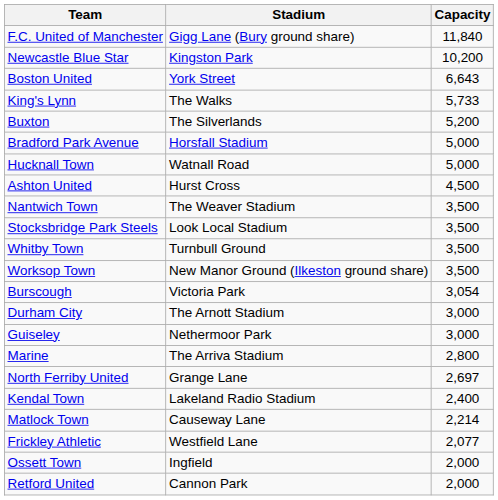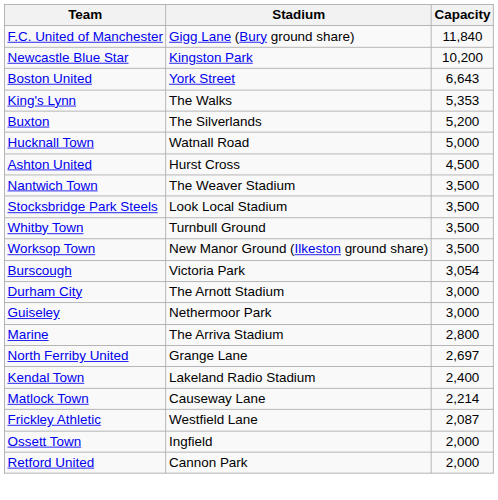(463, 100) 5,733 -> (463, 100) 5,353
- row: (73, 143)
(463, 441) 2,077 -> (463, 420) 2,087
